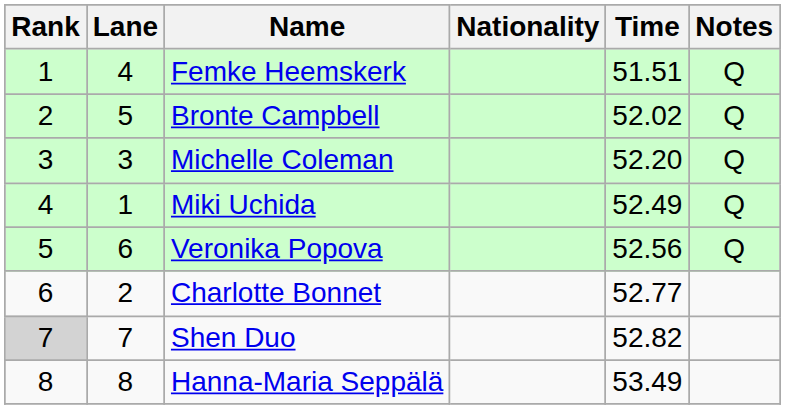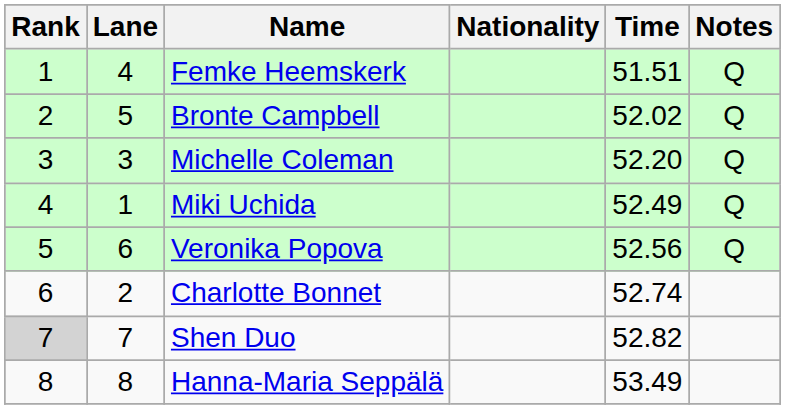(647, 293) 52.77 -> (647, 293) 52.74
